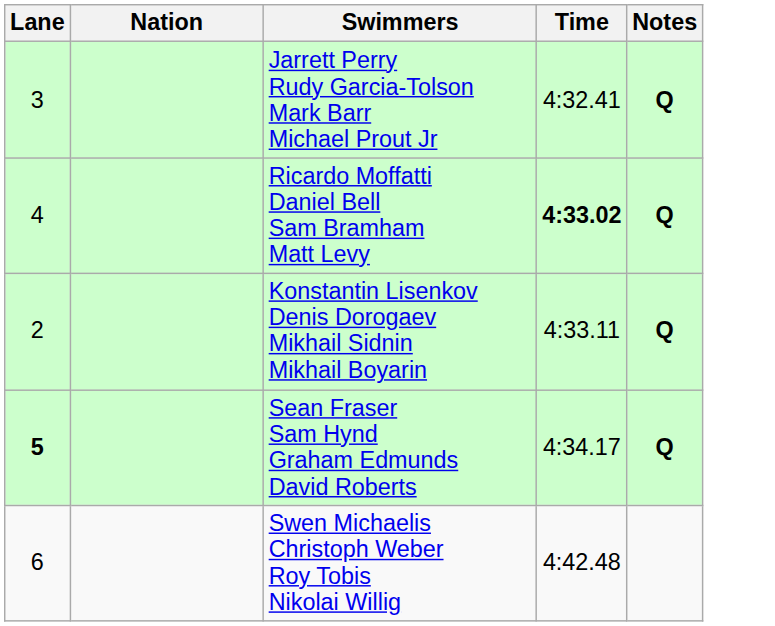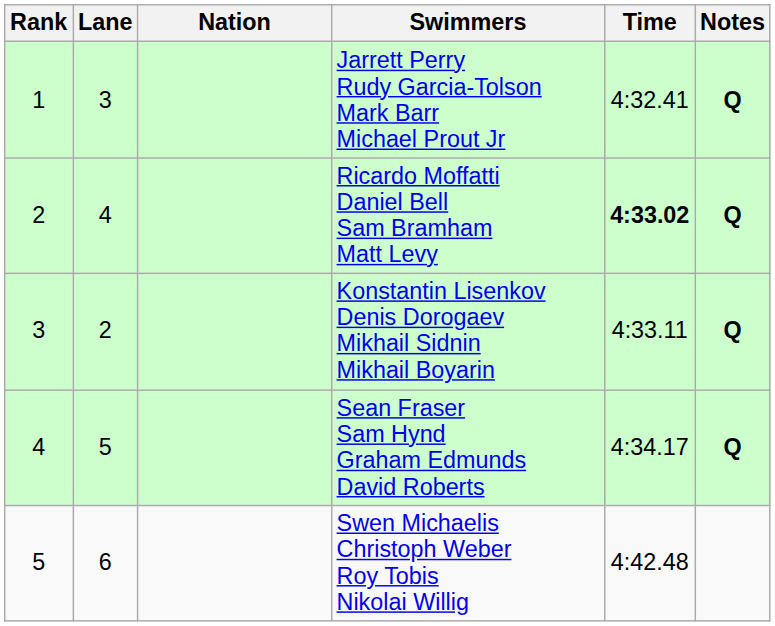+ column: (39, 23)
(37, 447) bold -> (105, 447) normal
